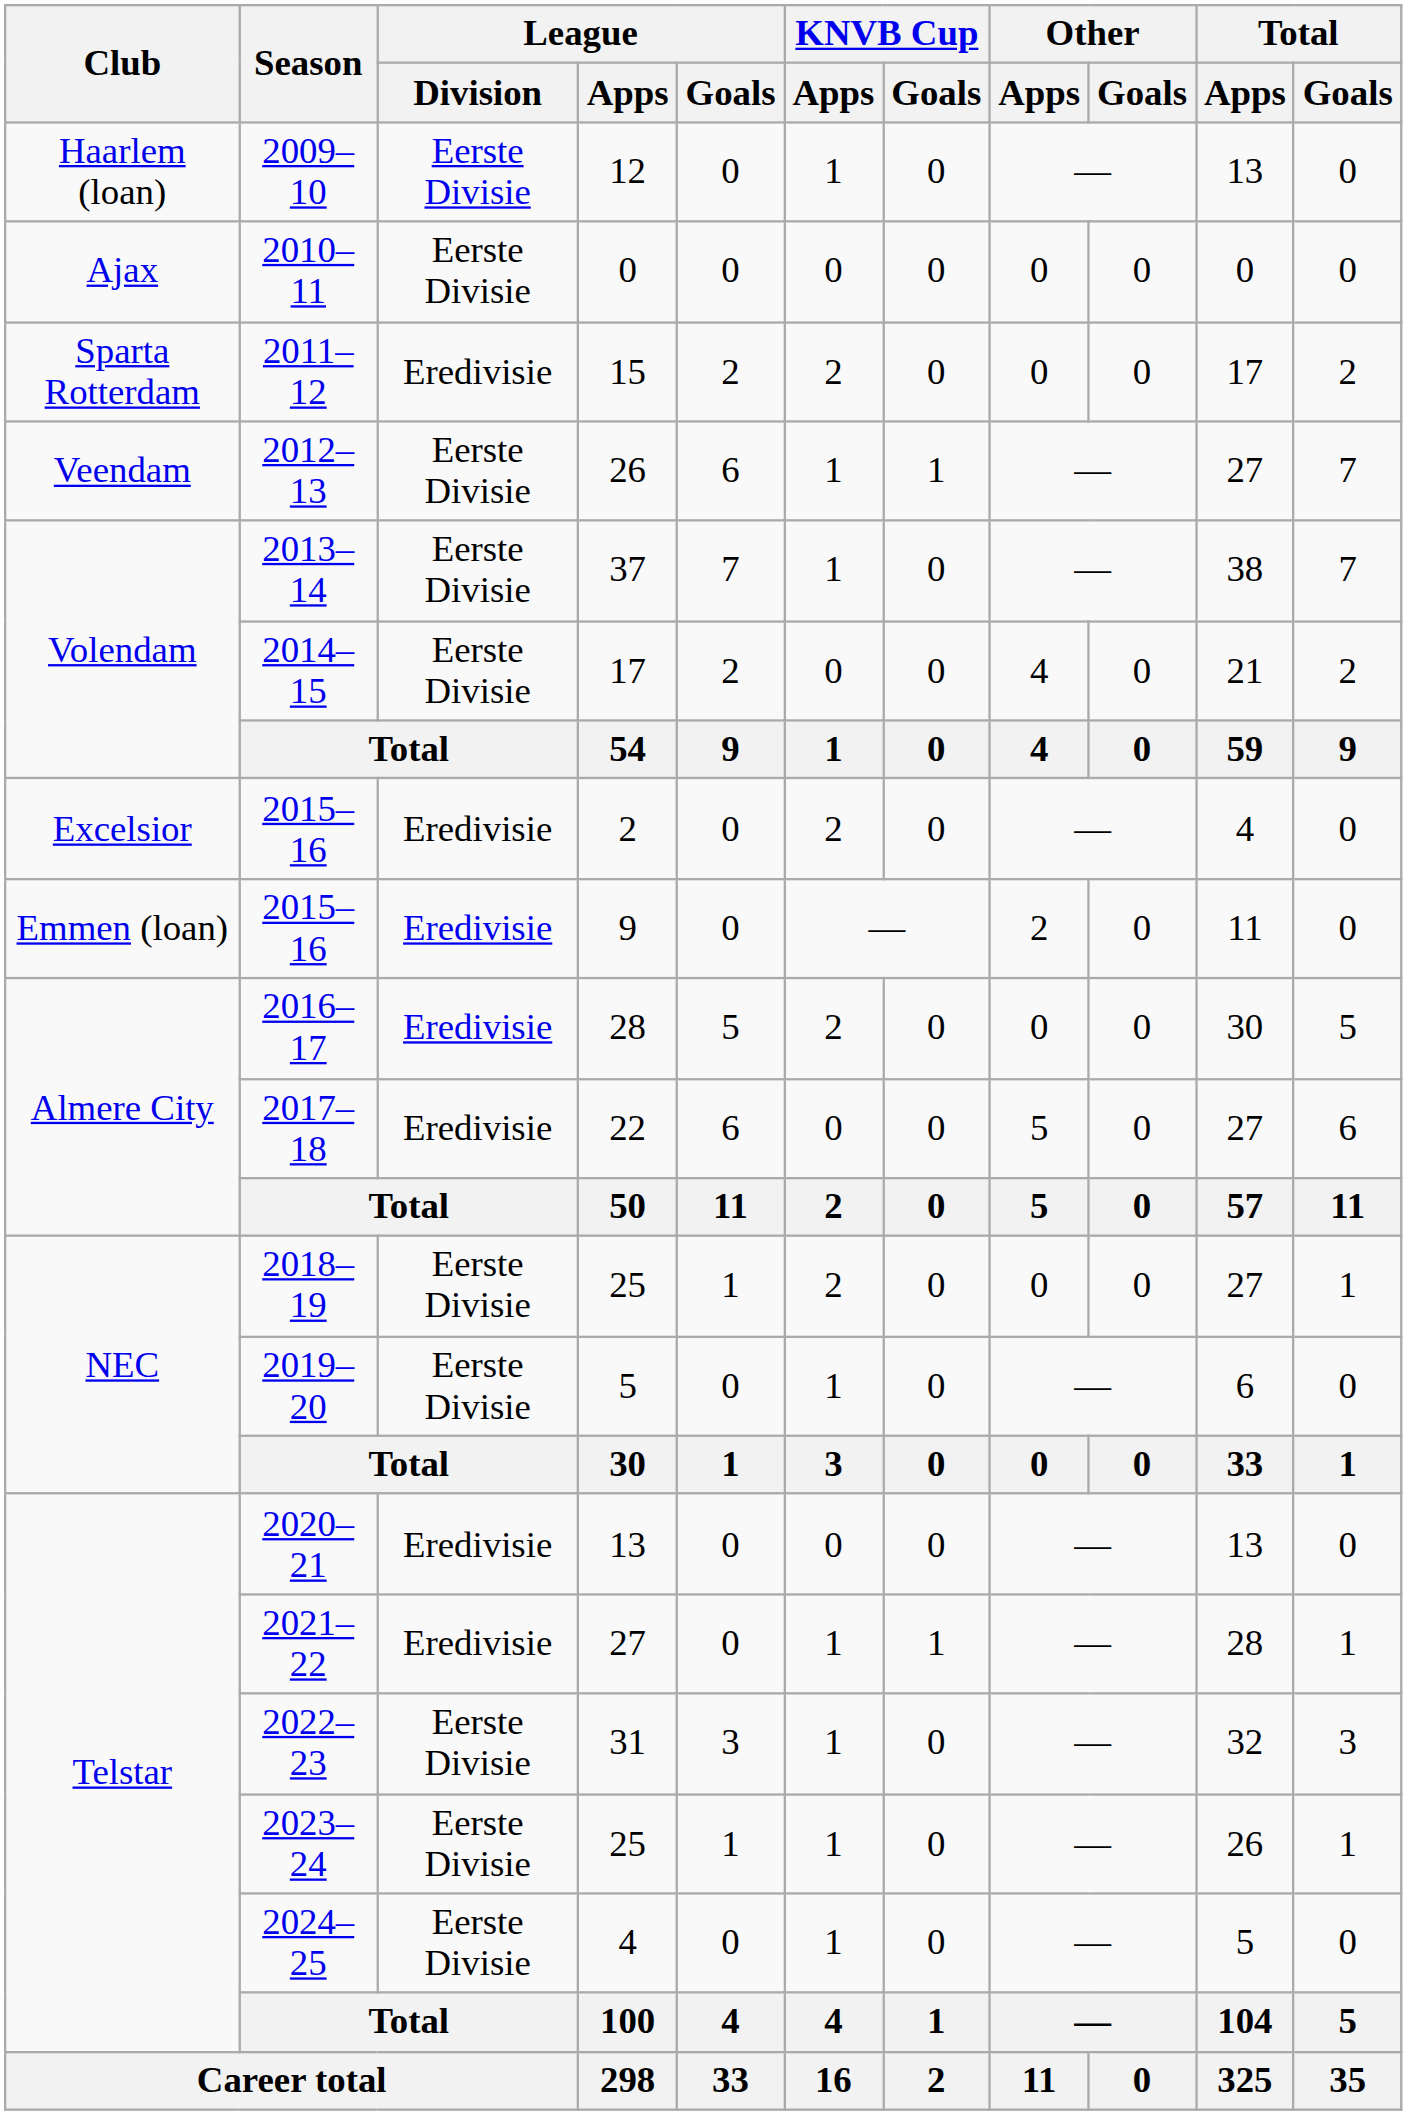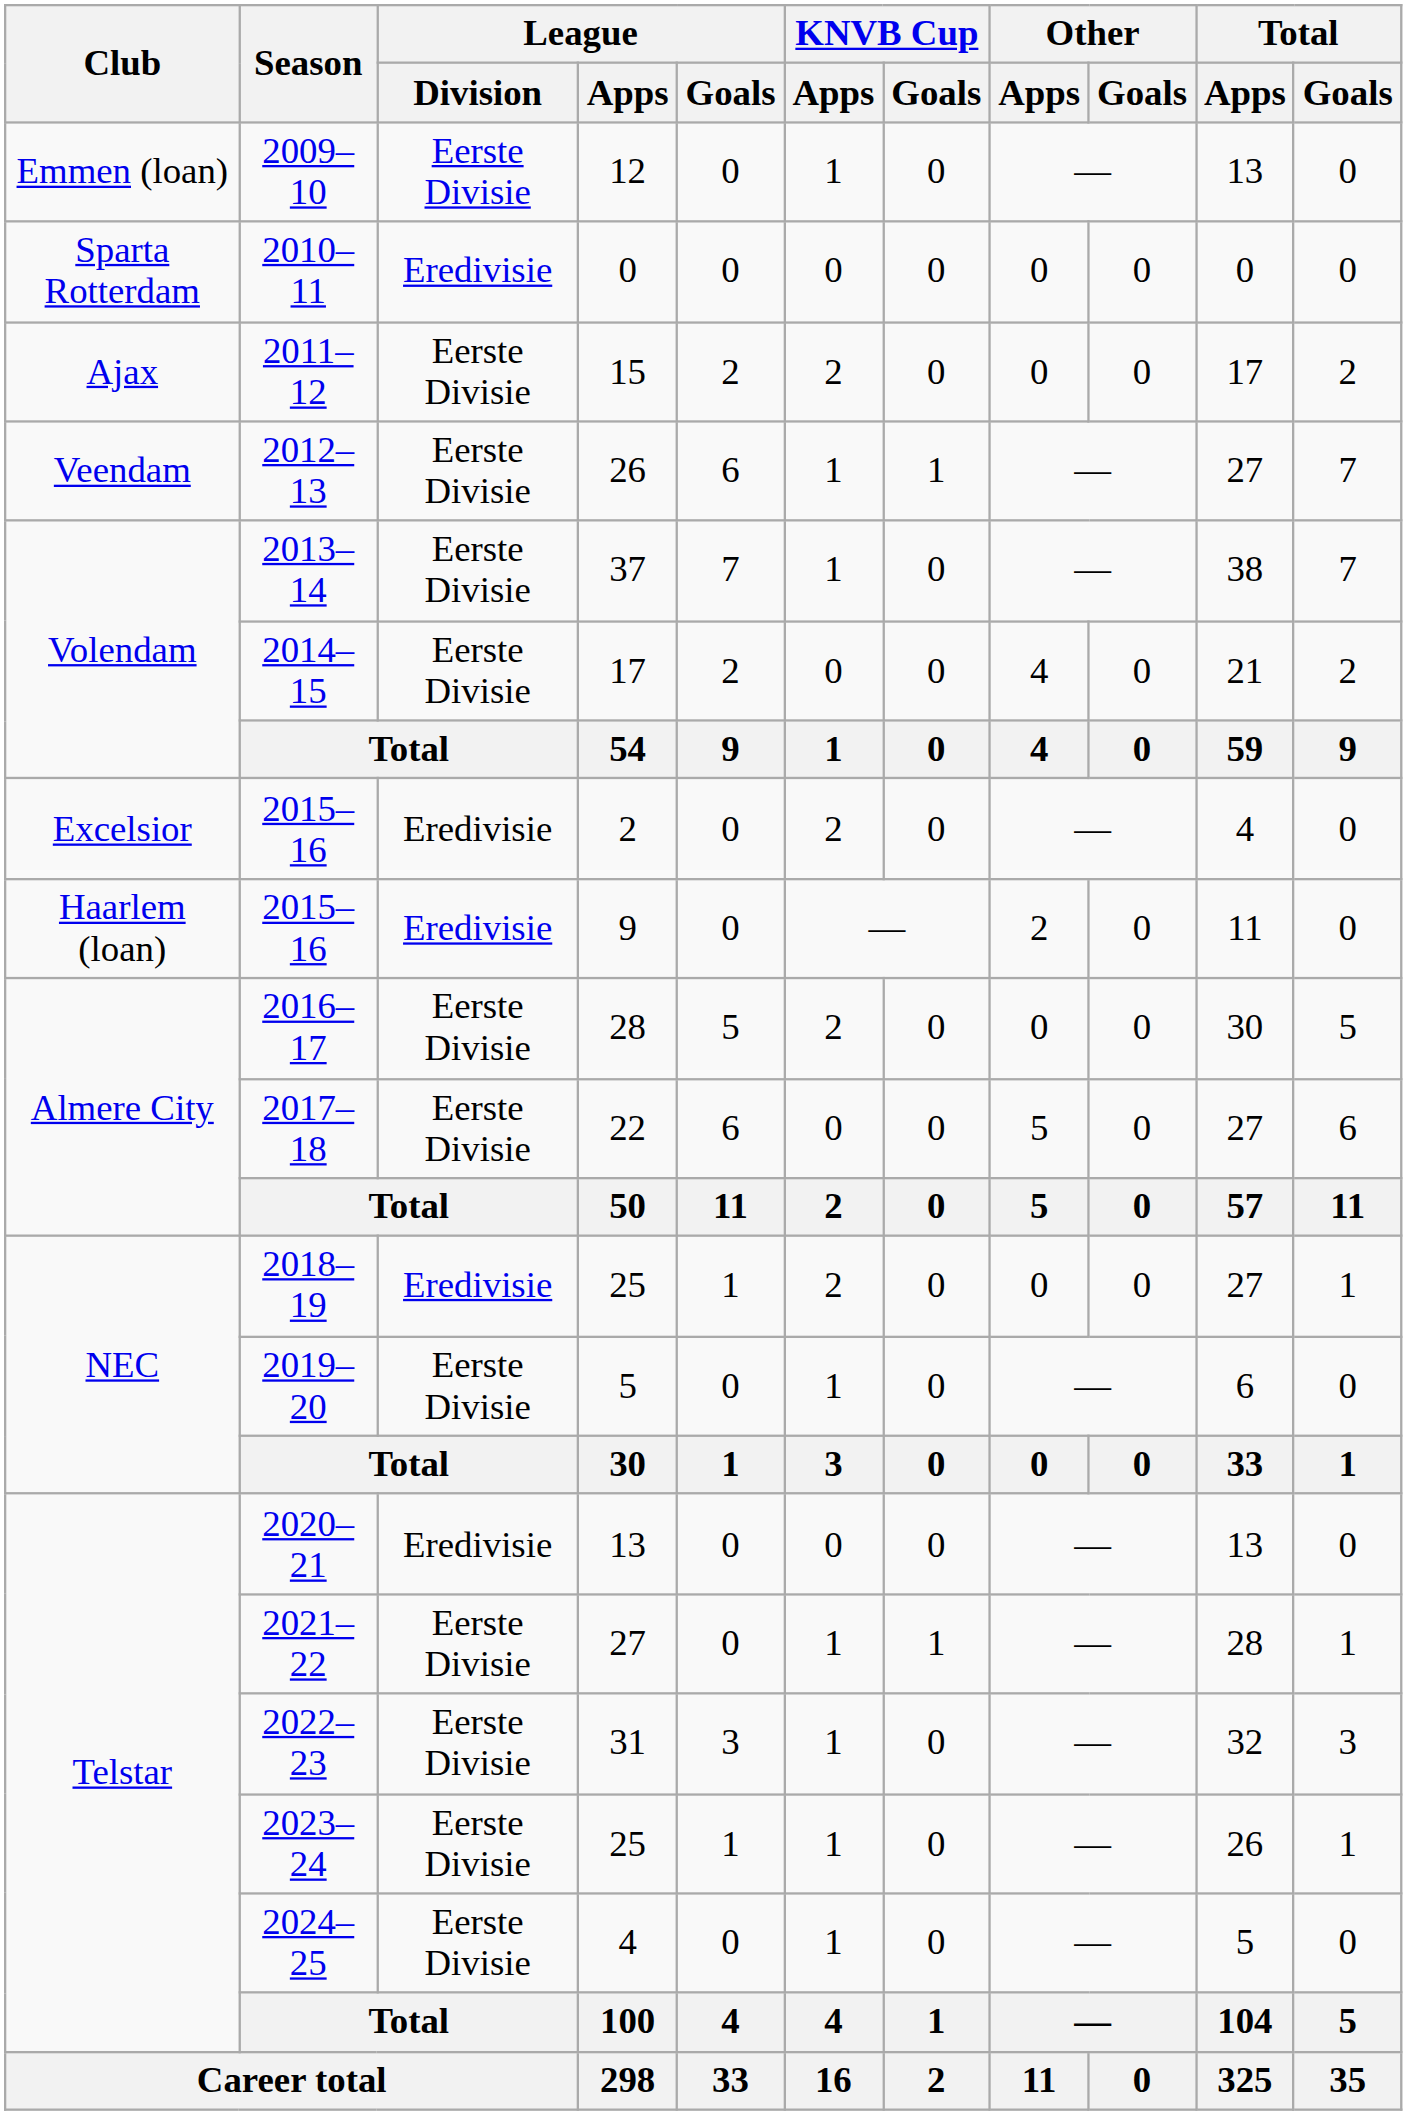(122, 171) Haarlem (loan) -> (122, 171) Emmen (loan)
(122, 270) Ajax -> (122, 270) Sparta Rotterdam
(478, 270) Eerste Divisie -> (478, 270) Eredivisie
(122, 370) Sparta Rotterdam -> (122, 370) Ajax
(478, 370) Eredivisie -> (478, 370) Eerste Divisie
(122, 927) Emmen (loan) -> (122, 927) Haarlem (loan)
(478, 1027) Eredivisie -> (478, 1027) Eerste Divisie
(478, 1127) Eredivisie -> (478, 1127) Eerste Divisie
(478, 1285) Eerste Divisie -> (478, 1285) Eredivisie
(478, 1643) Eredivisie -> (478, 1643) Eerste Divisie
